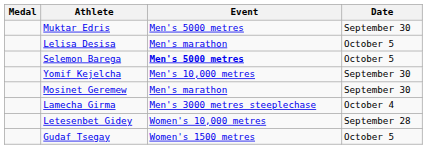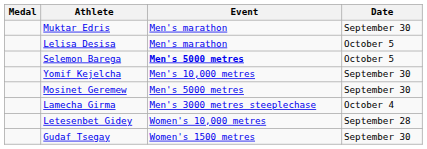(197, 27) Men's 5000 metres -> (188, 27) Men's marathon
(188, 89) Men's marathon -> (197, 89) Men's 5000 metres
(369, 136) October 5 -> (377, 136) September 30
